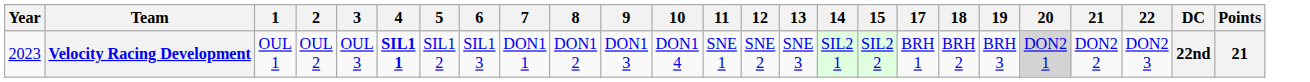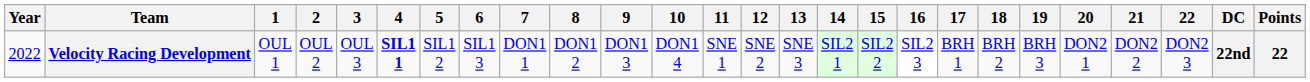+ column: (917, 17)
(25, 53) 2023 -> (25, 53) 2022
(1045, 53) lightgrey background -> (1085, 53) no background
(1240, 53) 21 -> (1280, 53) 22
